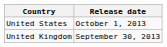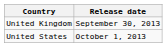rows swapped: (37, 23) <-> (39, 36)
